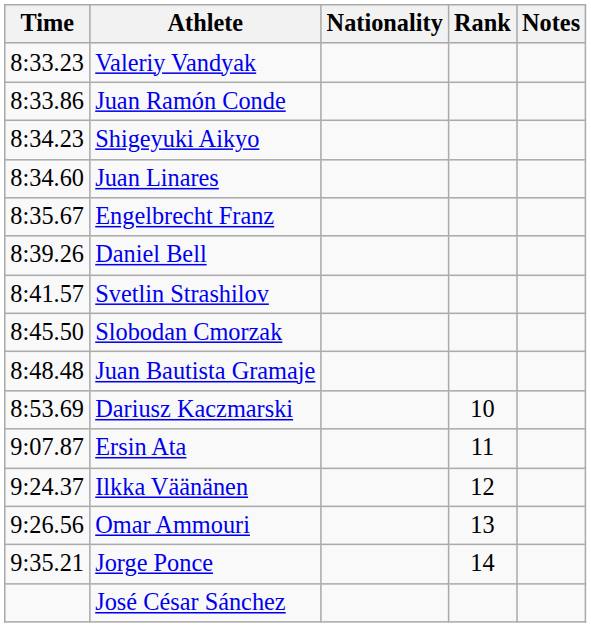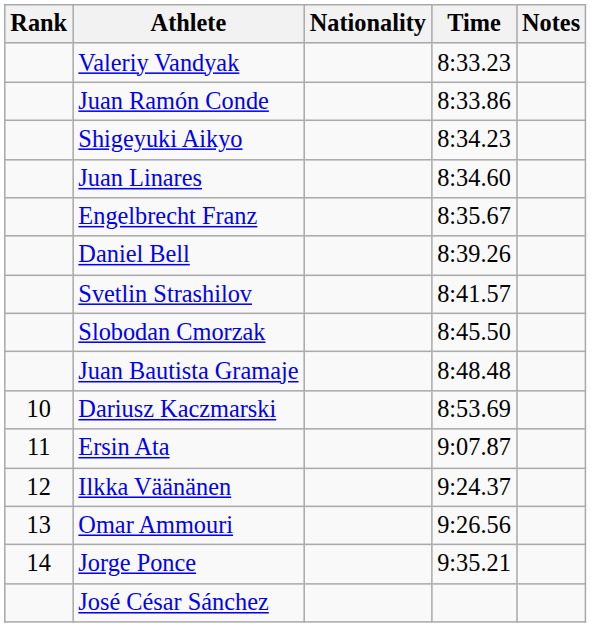columns swapped: (482, 23) <-> (47, 23)
